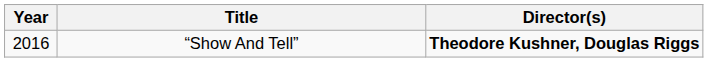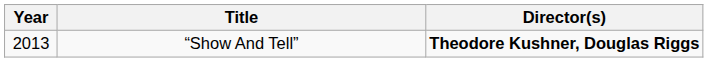(31, 43) 2016 -> (31, 43) 2013
